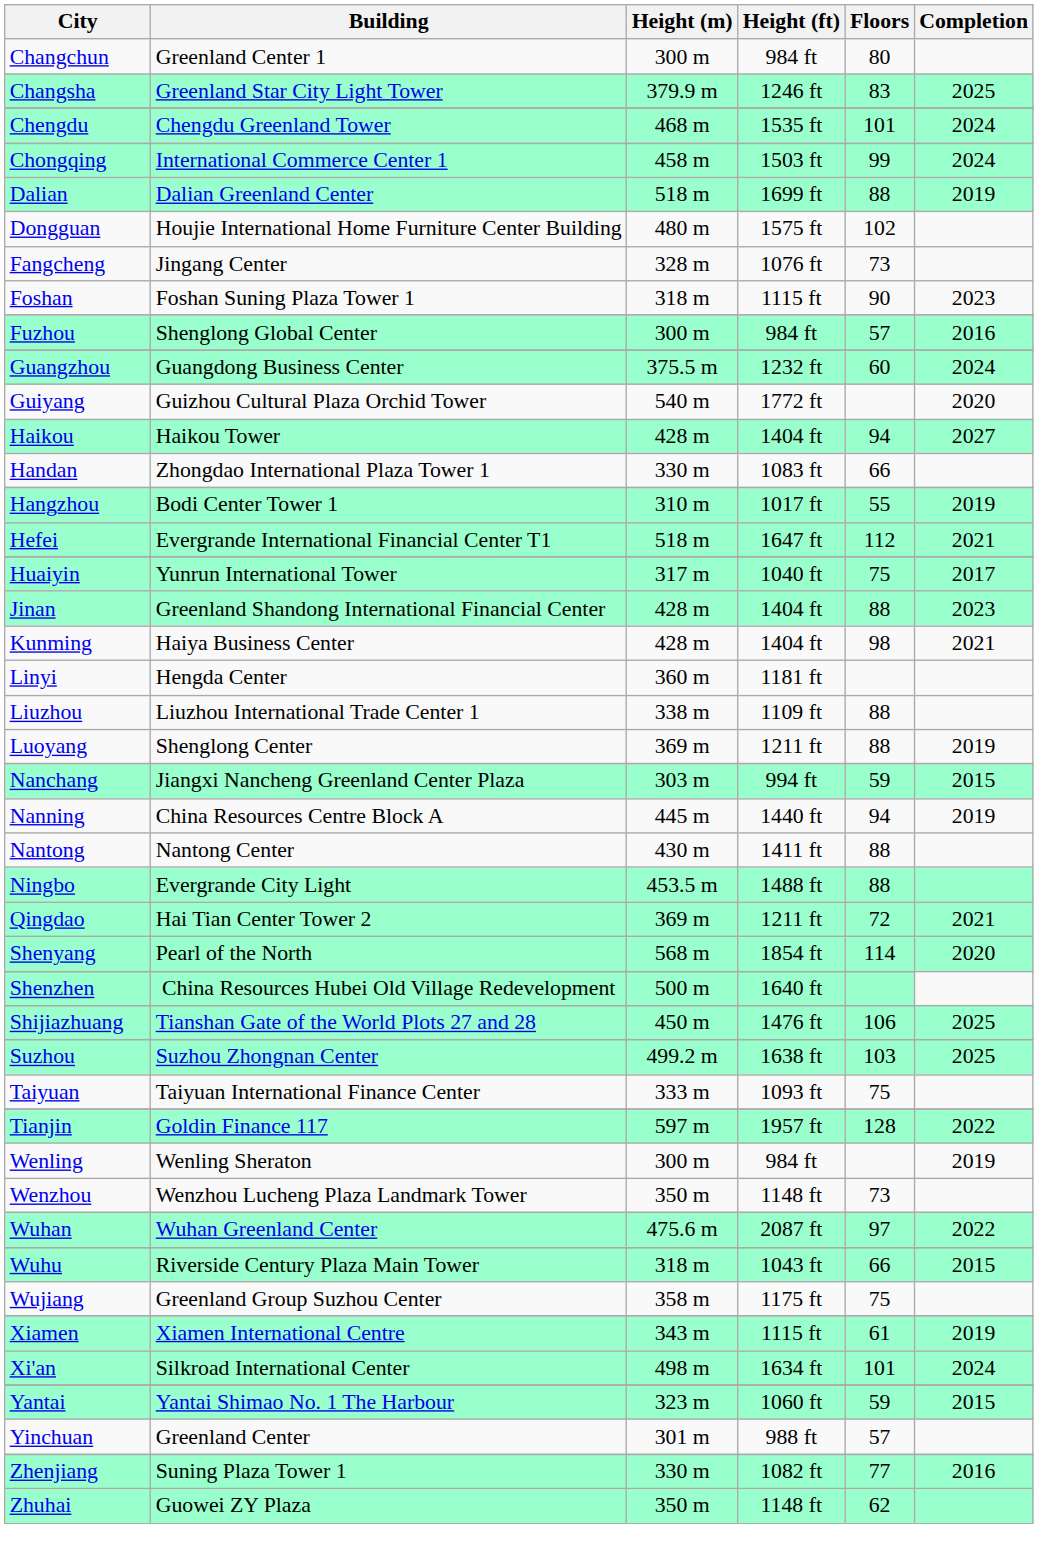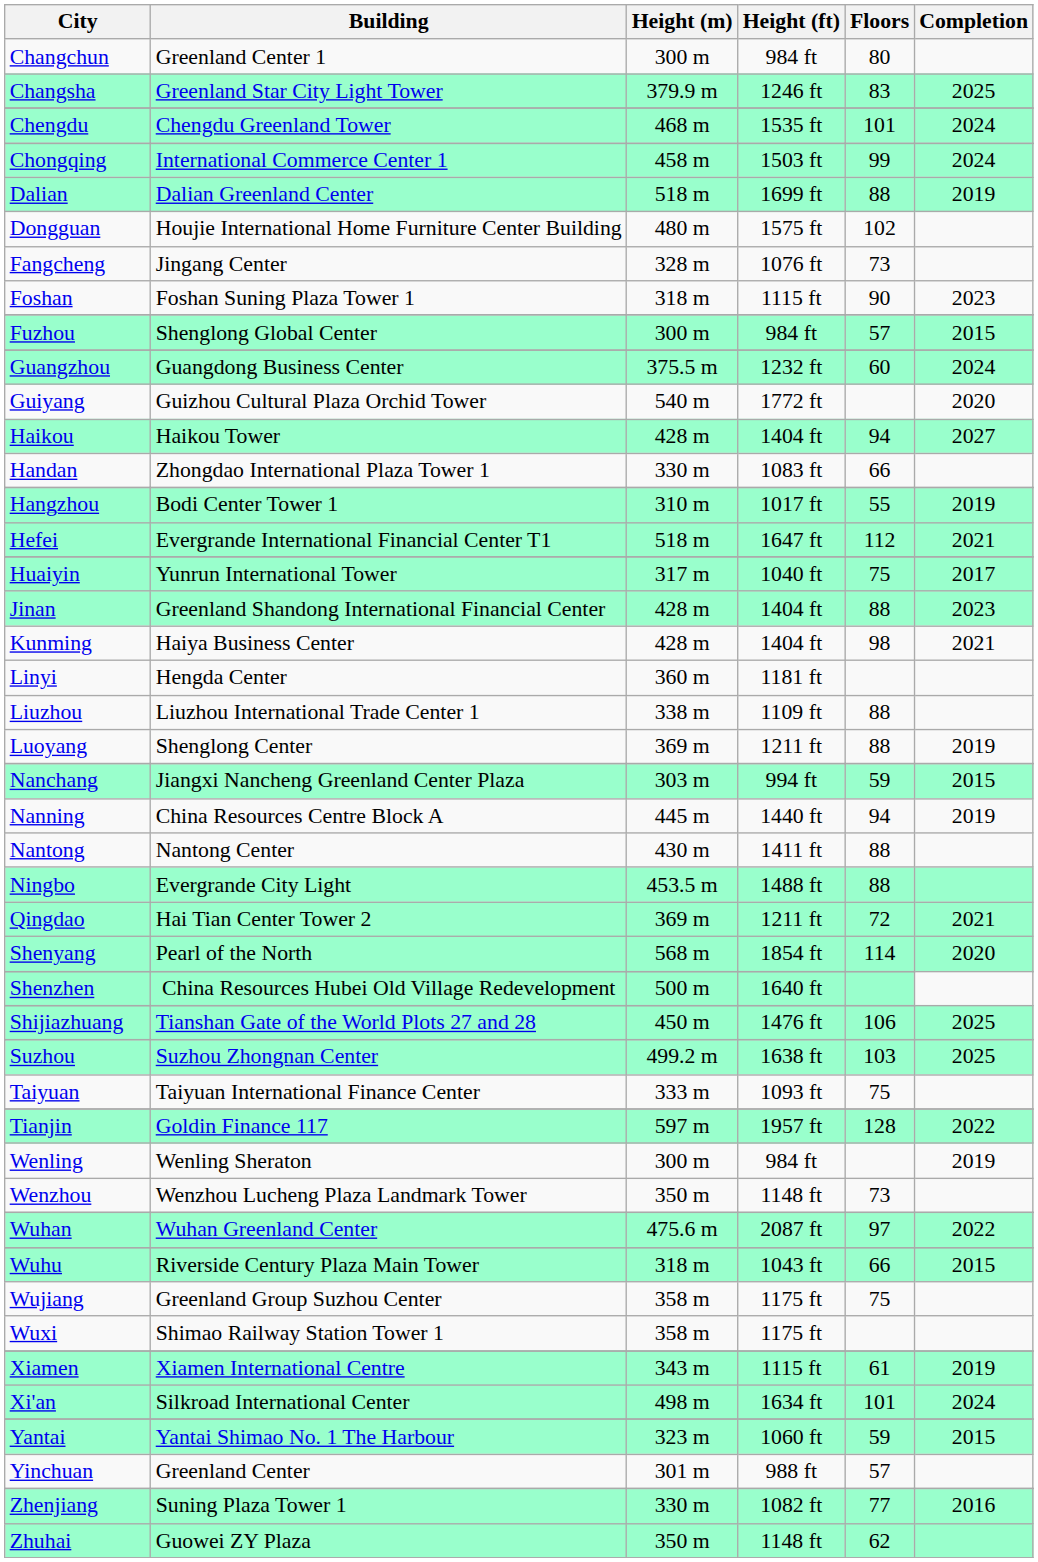(974, 332) 2016 -> (974, 332) 2015
+ row: (33, 1333)
